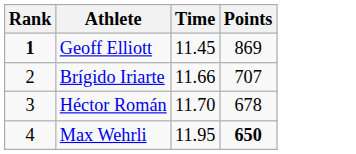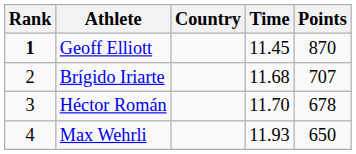+ column: (208, 18)
(248, 47) 869 -> (322, 47) 870
(195, 76) 11.66 -> (270, 76) 11.68
(195, 134) 11.95 -> (270, 134) 11.93
(248, 134) bold -> (322, 134) normal
